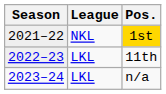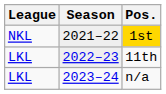columns swapped: (36, 15) <-> (95, 15)
